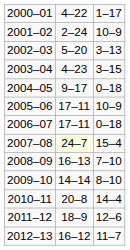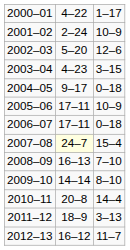(109, 50) 3–13 -> (109, 50) 12–6
(109, 217) 12–6 -> (109, 217) 3–13
